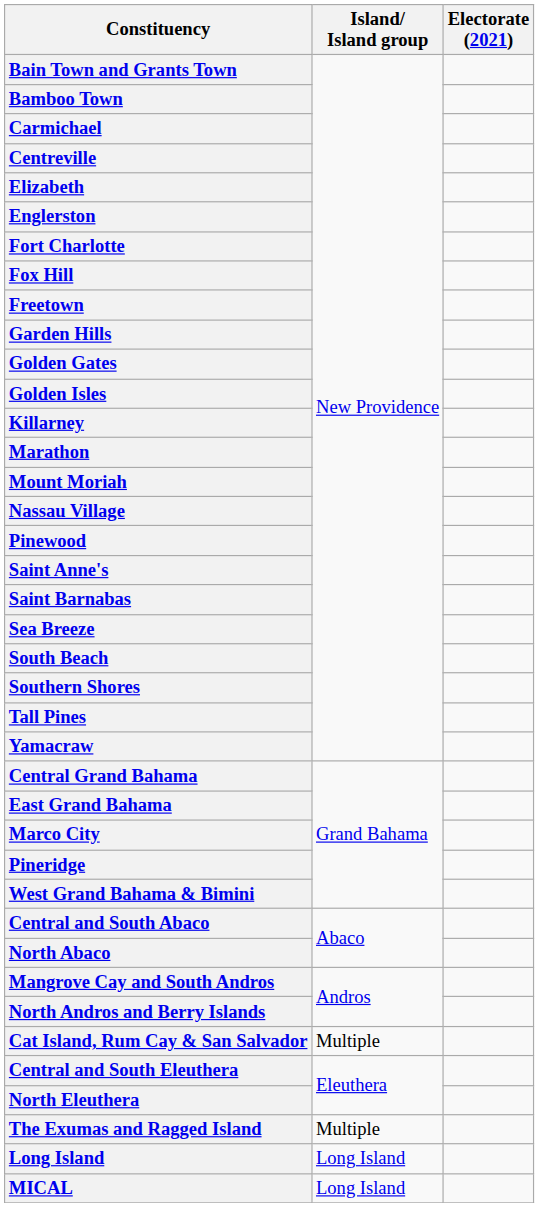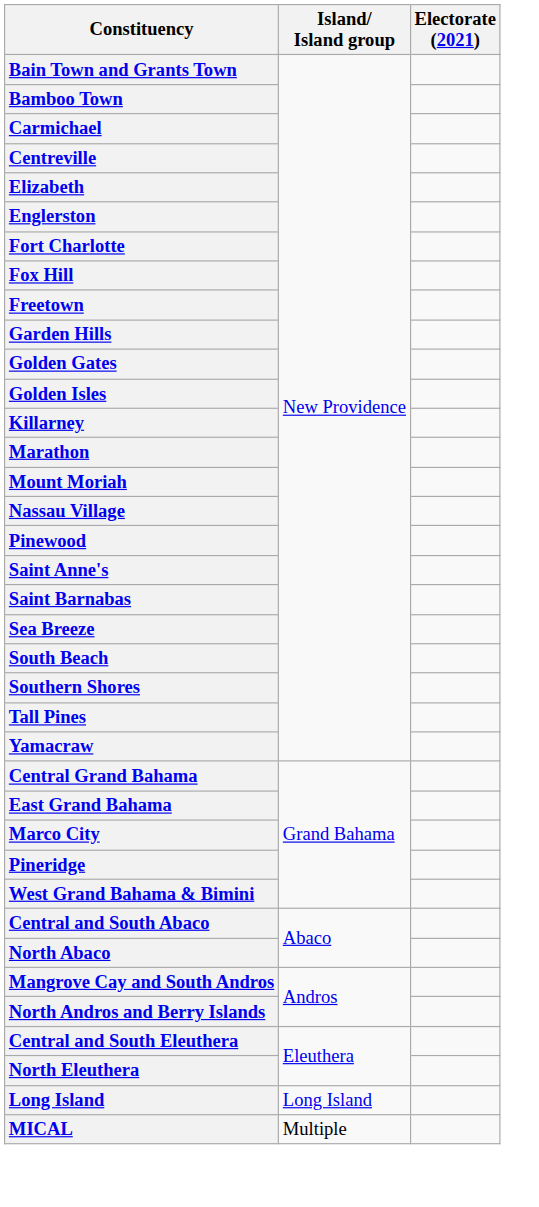- row: (158, 1040)
- row: (135, 1129)
(361, 1188) Long Island -> (315, 1129) Multiple
